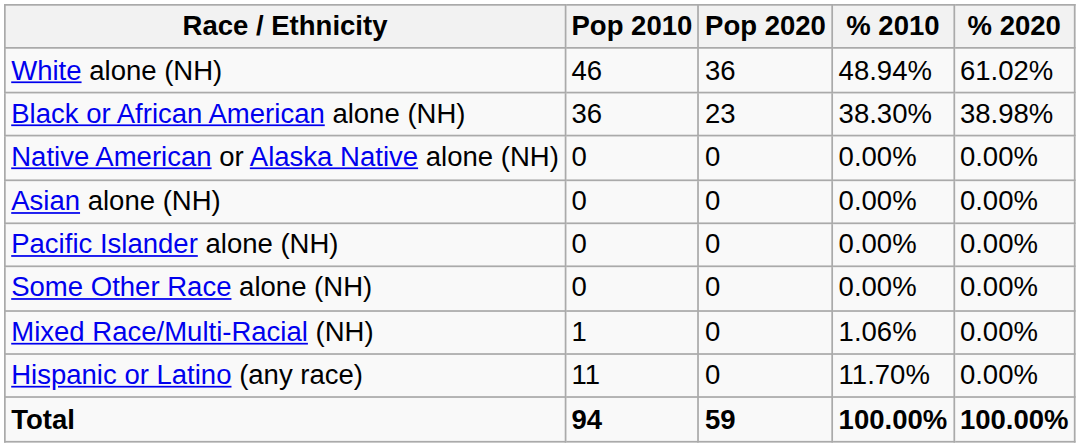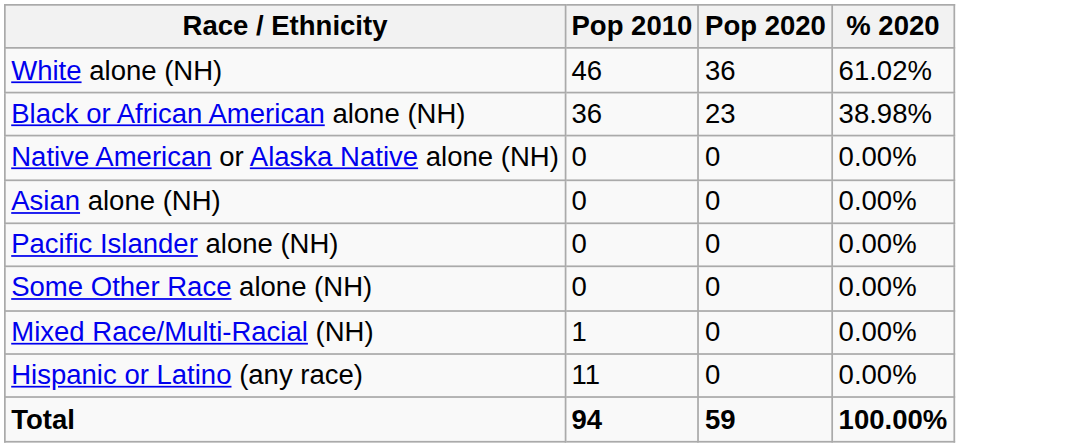- column: (893, 26)
